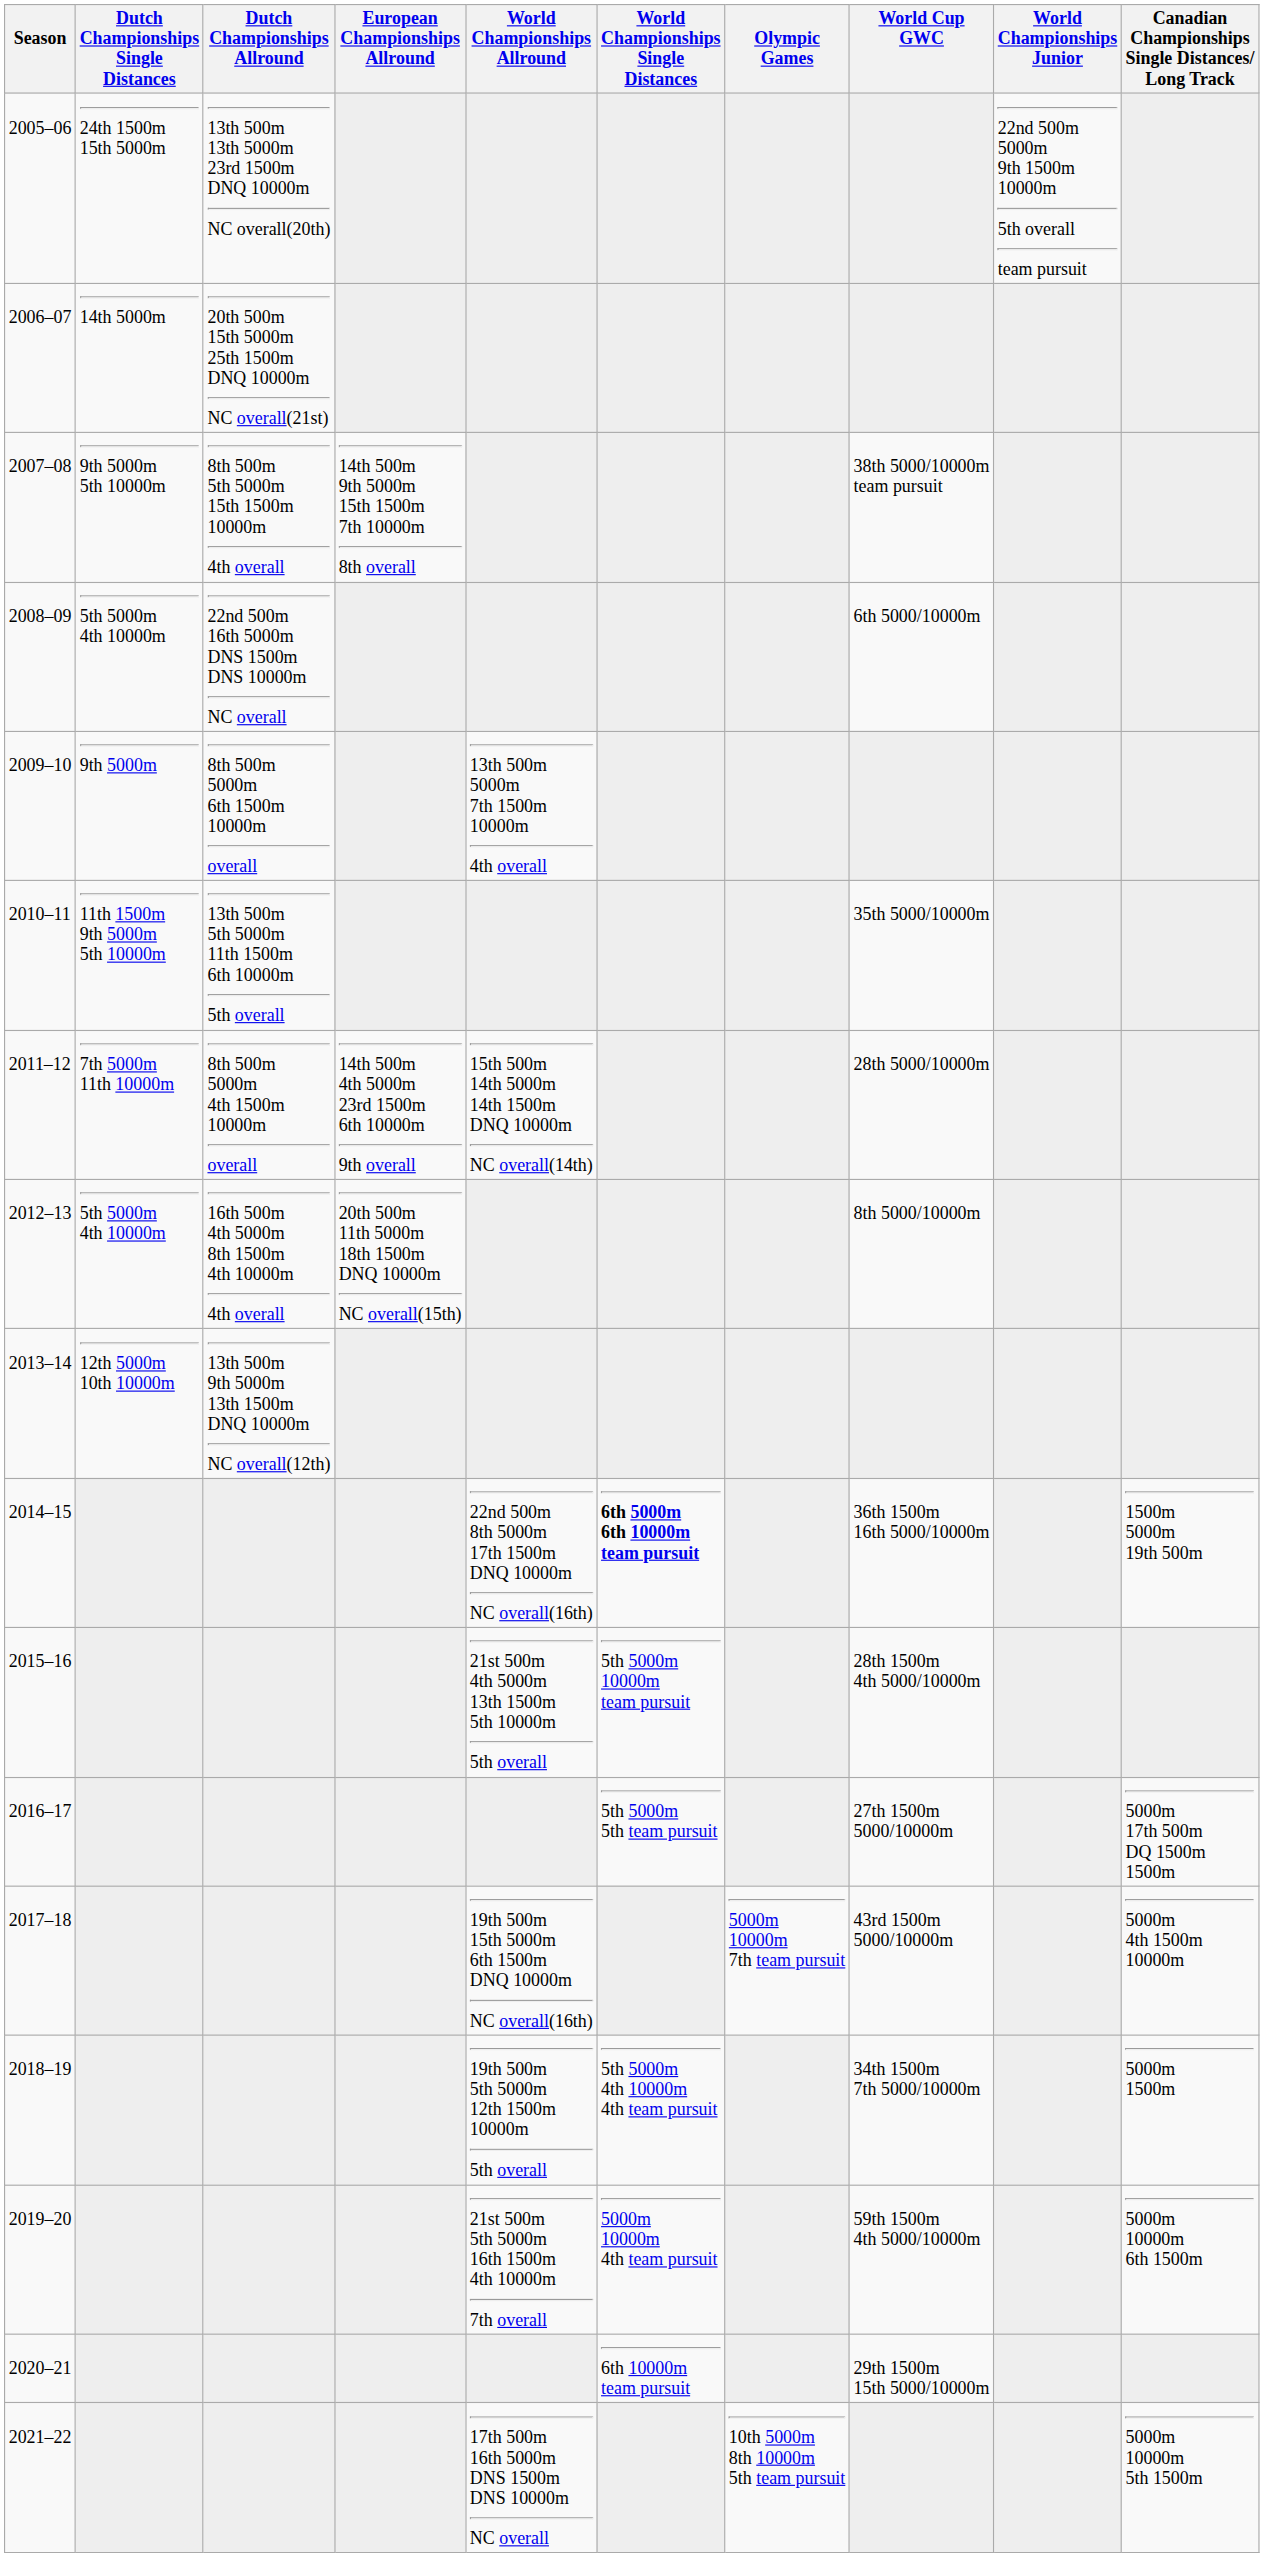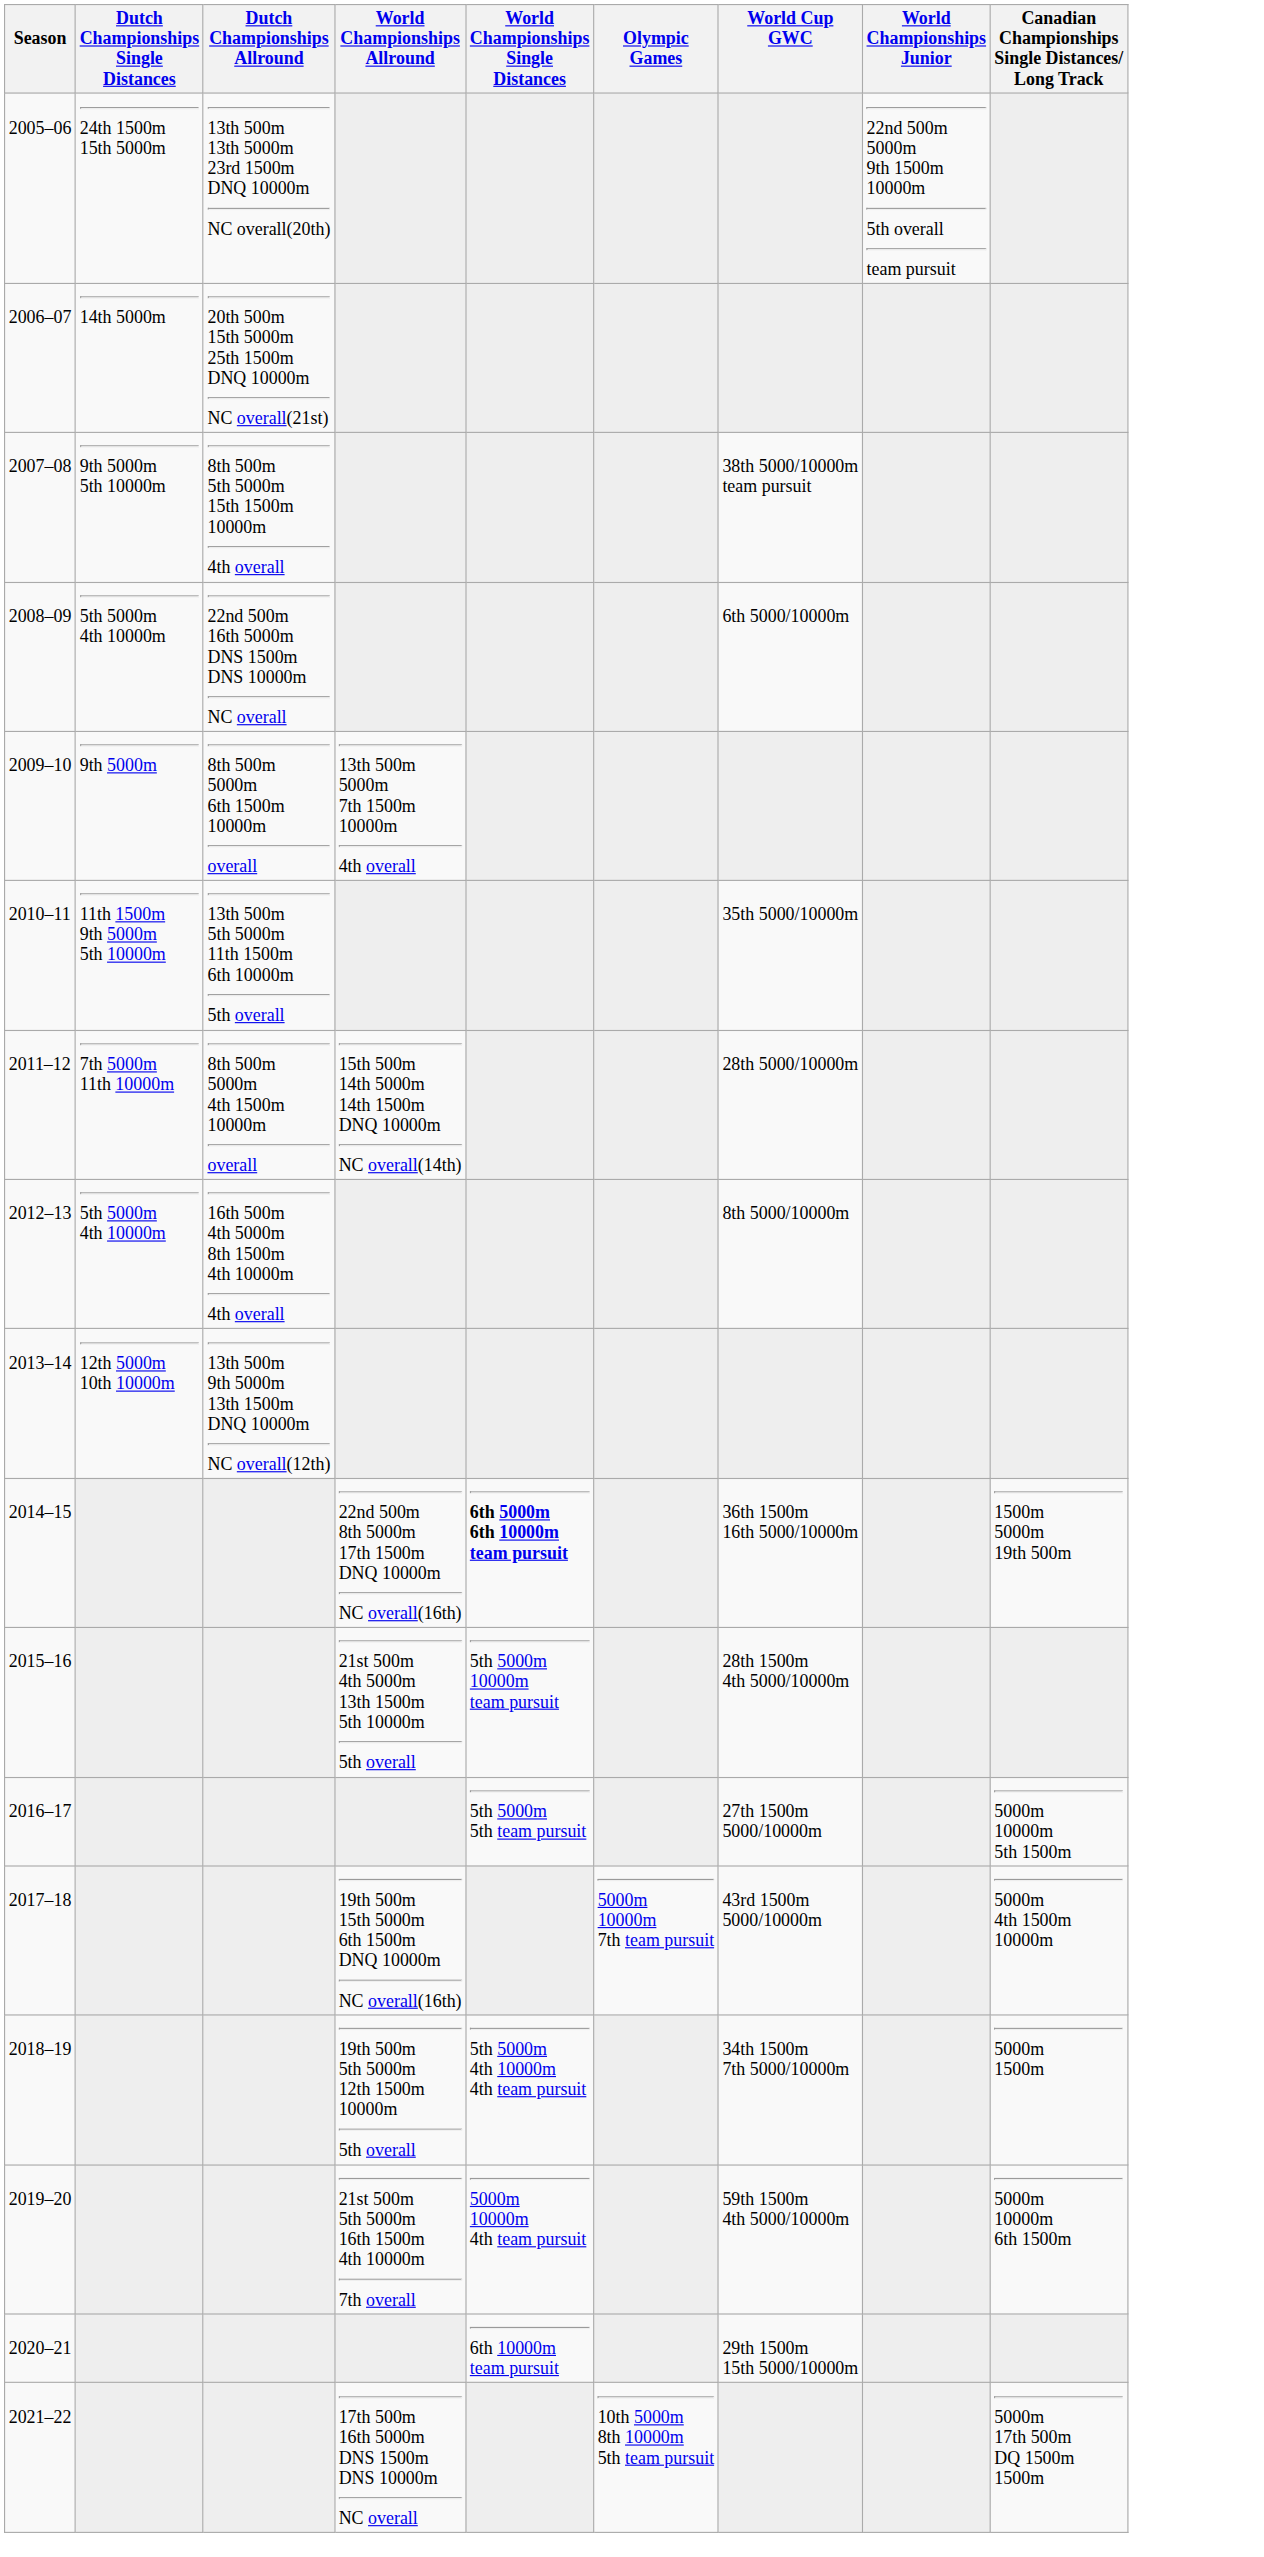- column: (400, 38)
(1190, 1835) 5000m 17th 500m DQ 1500m 1500m -> (1059, 1825) 5000m 10000m 5th 1500m
(1190, 2451) 5000m 10000m 5th 1500m -> (1059, 2441) 5000m 17th 500m DQ 1500m 1500m
